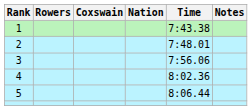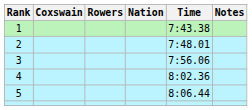columns swapped: (53, 12) <-> (99, 12)
